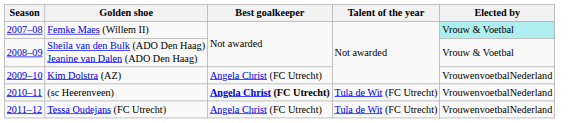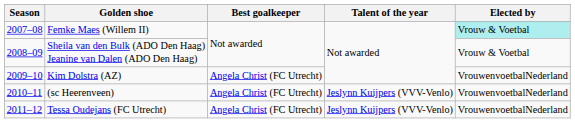(270, 92) bold -> (266, 92) normal
(386, 92) Tula de Wit (FC Utrecht) -> (390, 92) Jeslynn Kuijpers (VVV-Venlo)
(386, 109) Tula de Wit (FC Utrecht) -> (390, 109) Jeslynn Kuijpers (VVV-Venlo)
